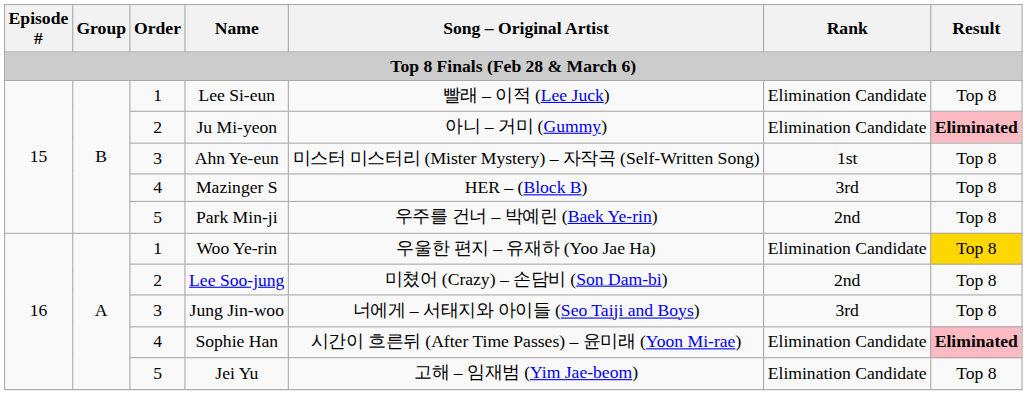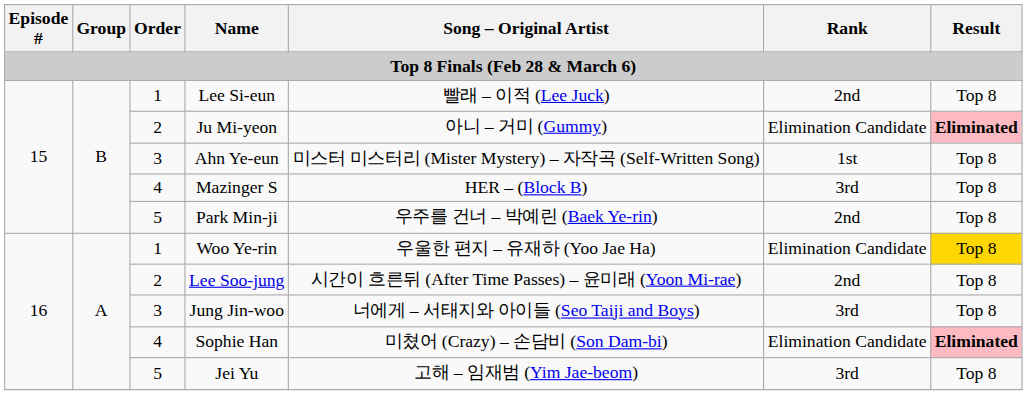(847, 95) Elimination Candidate -> (847, 95) 2nd
(526, 279) 미쳤어 (Crazy) – 손담비 (Son Dam-bi) -> (526, 279) 시간이 흐른뒤 (After Time Passes) – 윤미래 (Yoon Mi-rae)
(526, 341) 시간이 흐른뒤 (After Time Passes) – 윤미래 (Yoon Mi-rae) -> (526, 341) 미쳤어 (Crazy) – 손담비 (Son Dam-bi)
(847, 373) Elimination Candidate -> (847, 373) 3rd
